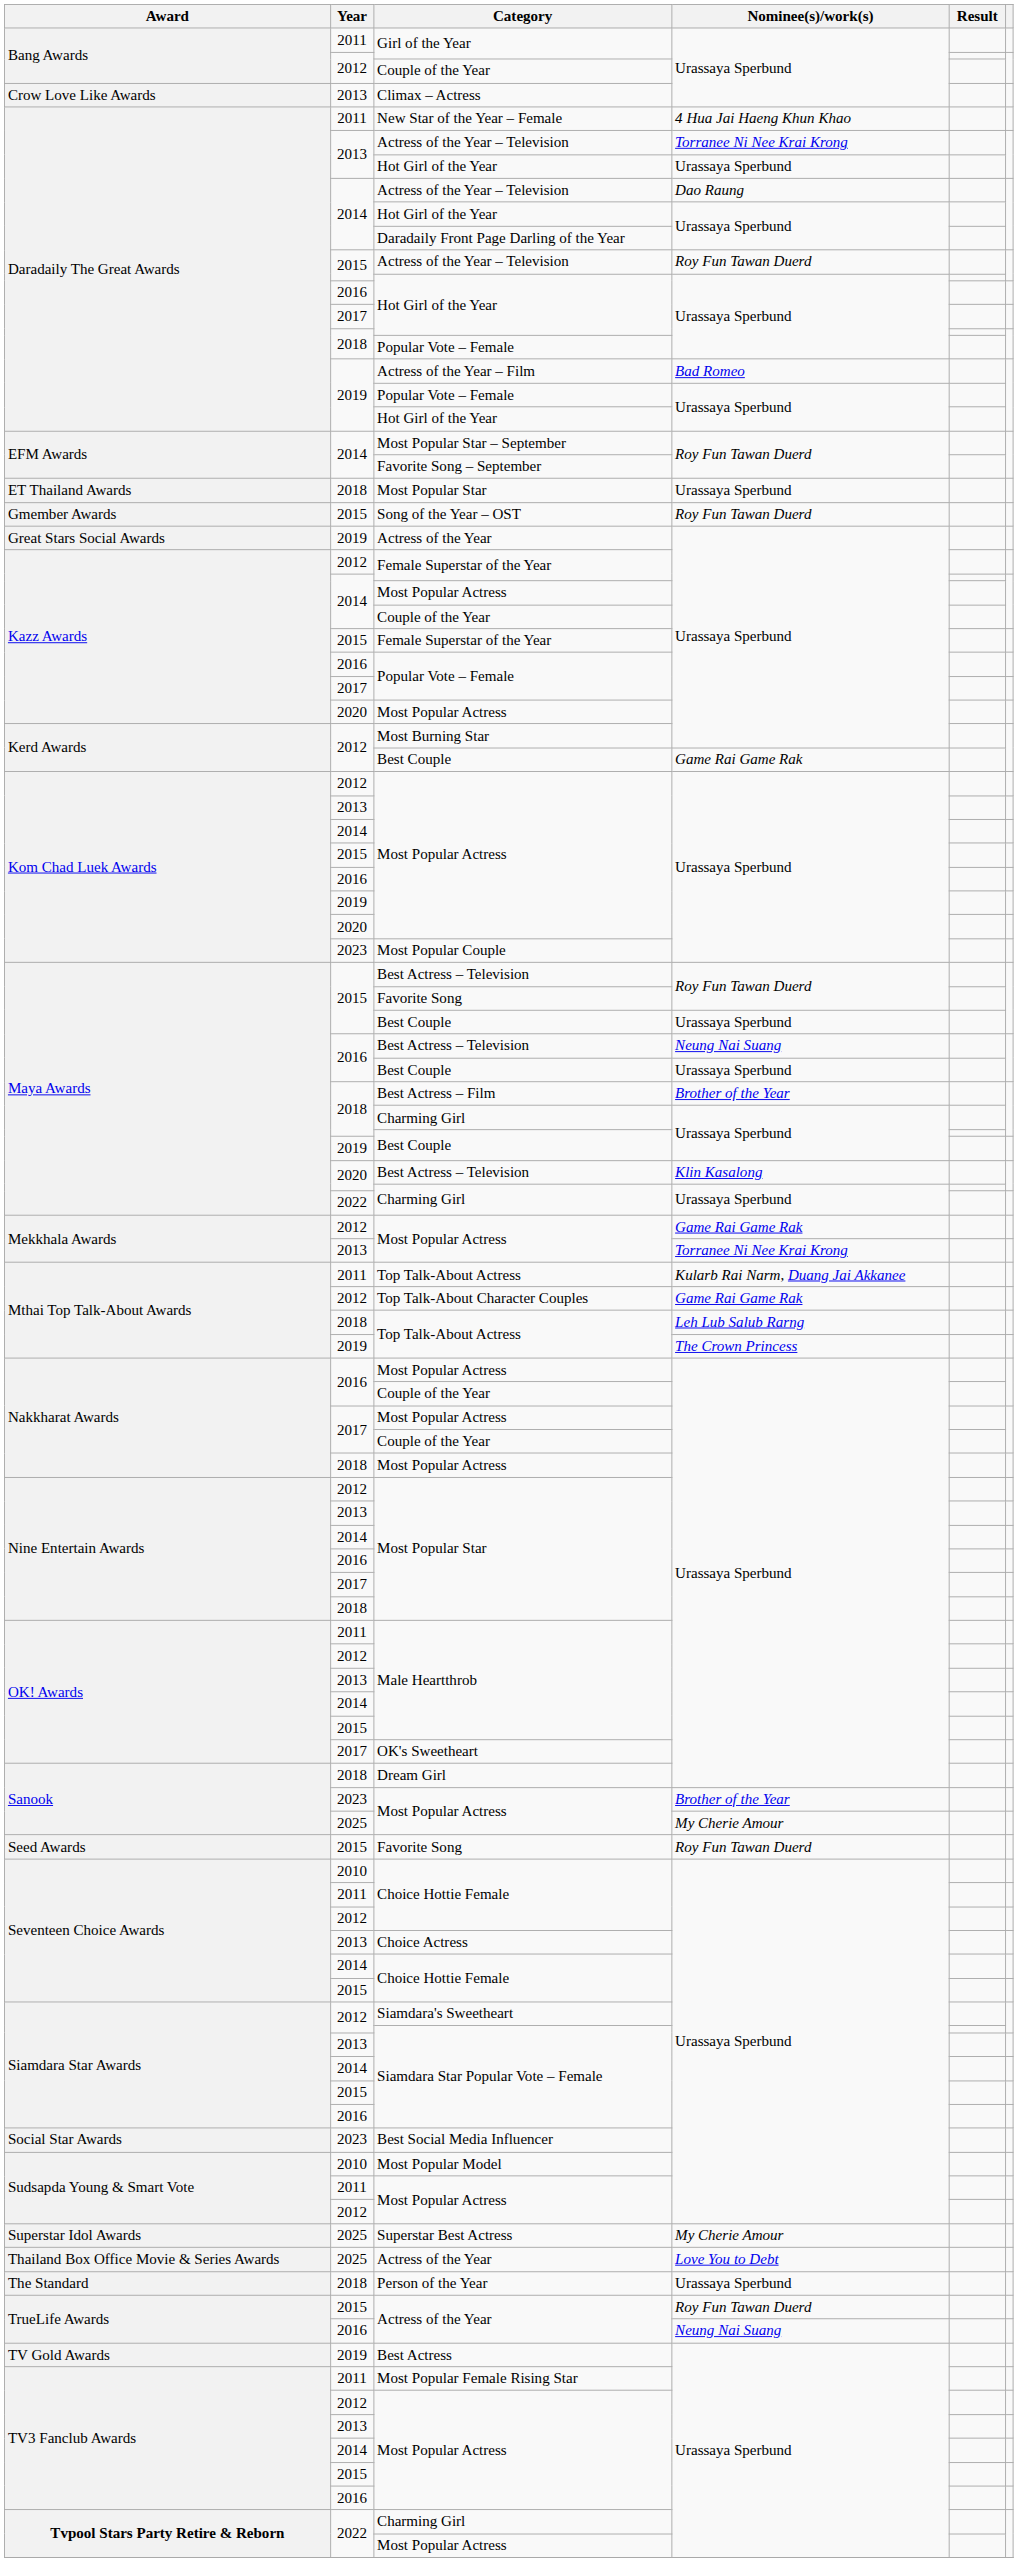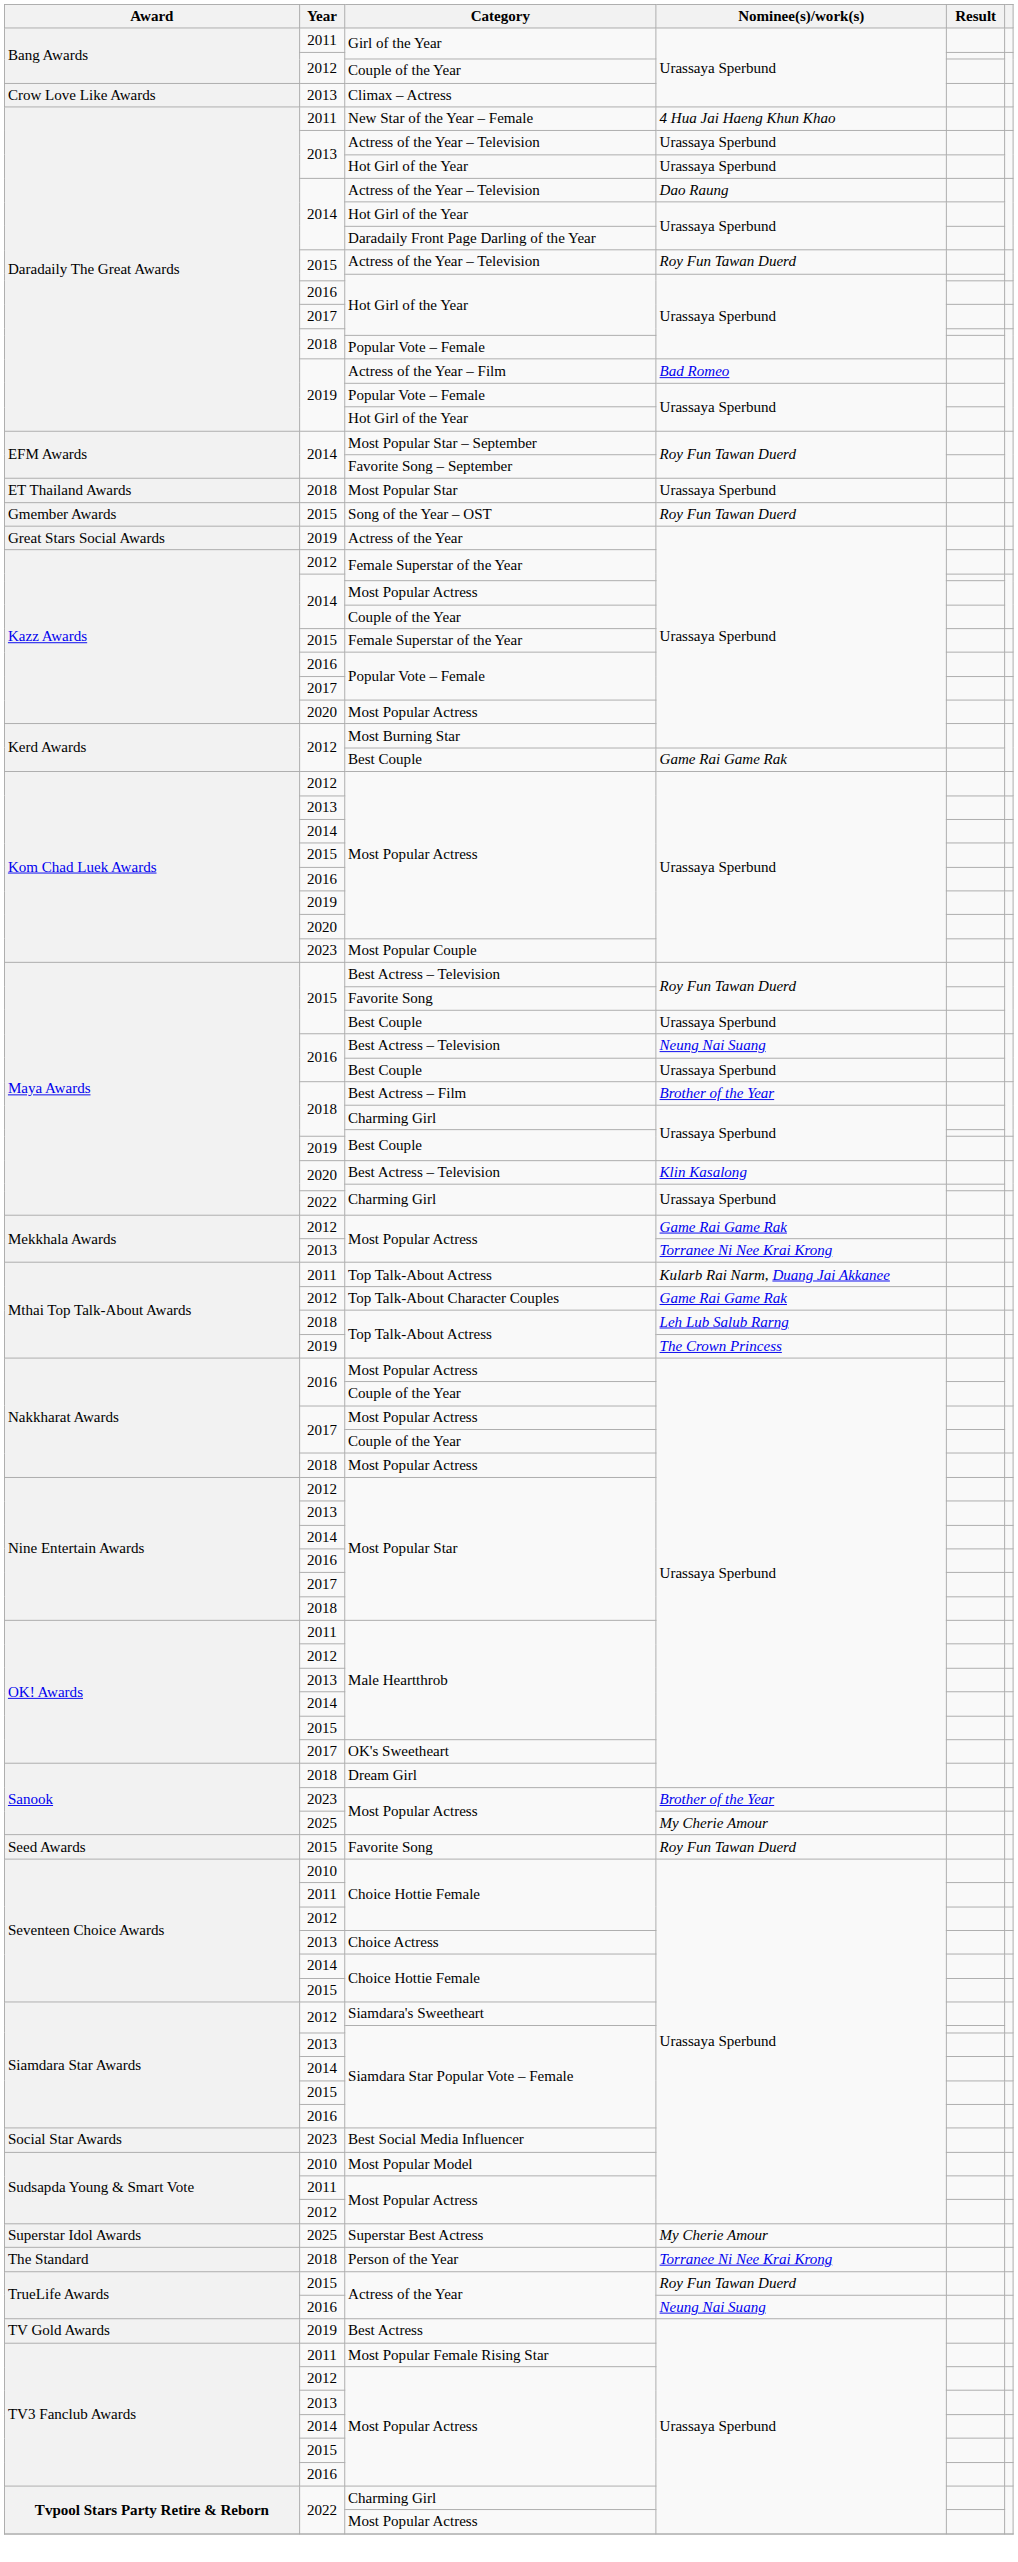(761, 142) Torranee Ni Nee Krai Krong -> (718, 142) Urassaya Sperbund
- row: (352, 2259)
(733, 2283) Urassaya Sperbund -> (746, 2259) Torranee Ni Nee Krai Krong
